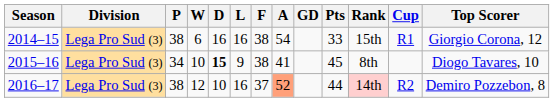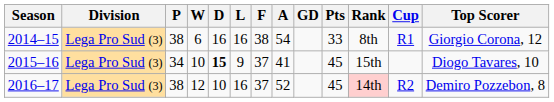(369, 39) 15th -> (369, 39) 8th
(262, 62) 38 -> (262, 62) 37
(369, 62) 8th -> (369, 62) 15th
(283, 85) lightsalmon background -> (283, 85) no background
(335, 85) 44 -> (335, 85) 45
